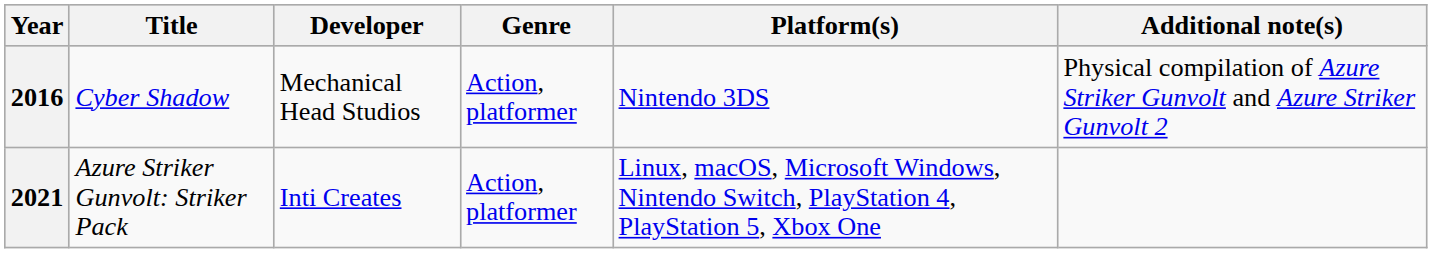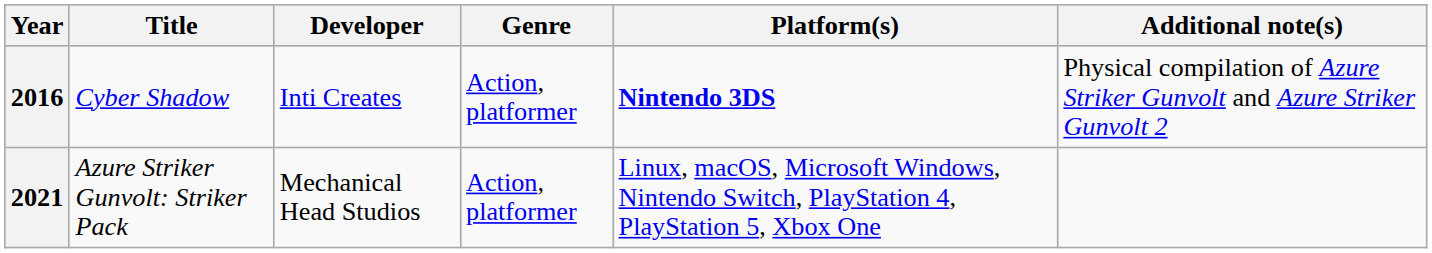(350, 96) Mechanical Head Studios -> (341, 96) Inti Creates
(694, 96) normal -> (697, 96) bold
(341, 197) Inti Creates -> (350, 197) Mechanical Head Studios
